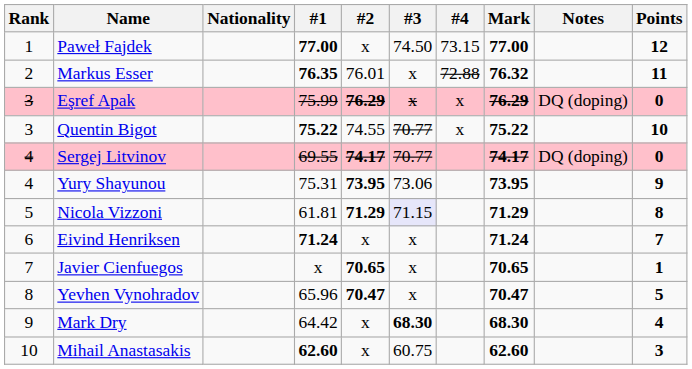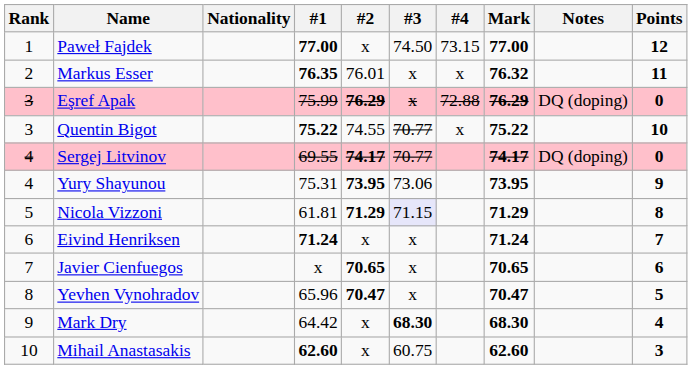(460, 73) 72.88 -> (460, 73) x
(460, 101) x -> (460, 101) 72.88
(659, 267) 1 -> (659, 267) 6
